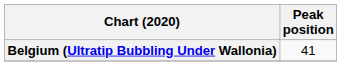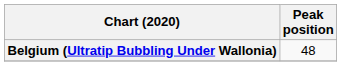(308, 50) 41 -> (308, 50) 48
